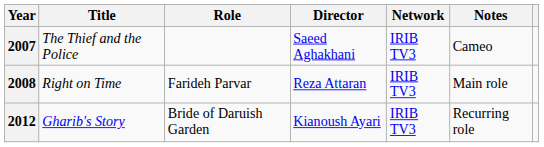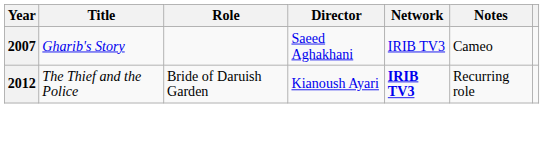(92, 45) The Thief and the Police -> (84, 45) Gharib's Story
- row: (22, 84)
(84, 122) Gharib's Story -> (92, 84) The Thief and the Police
(404, 122) normal -> (403, 84) bold
